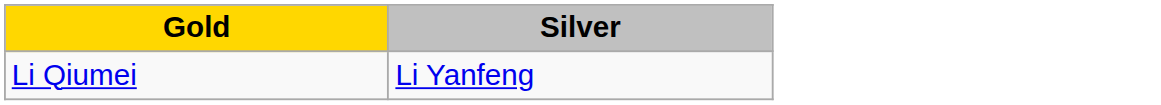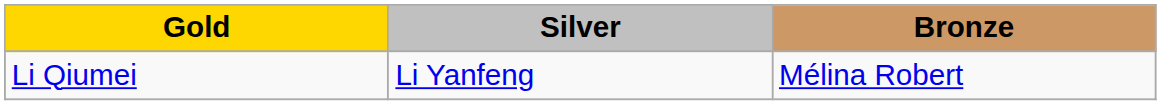+ column: (964, 27)
